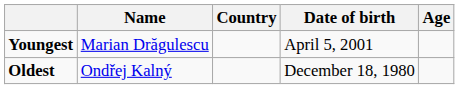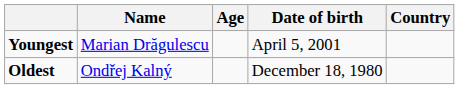columns swapped: (246, 17) <-> (436, 17)
